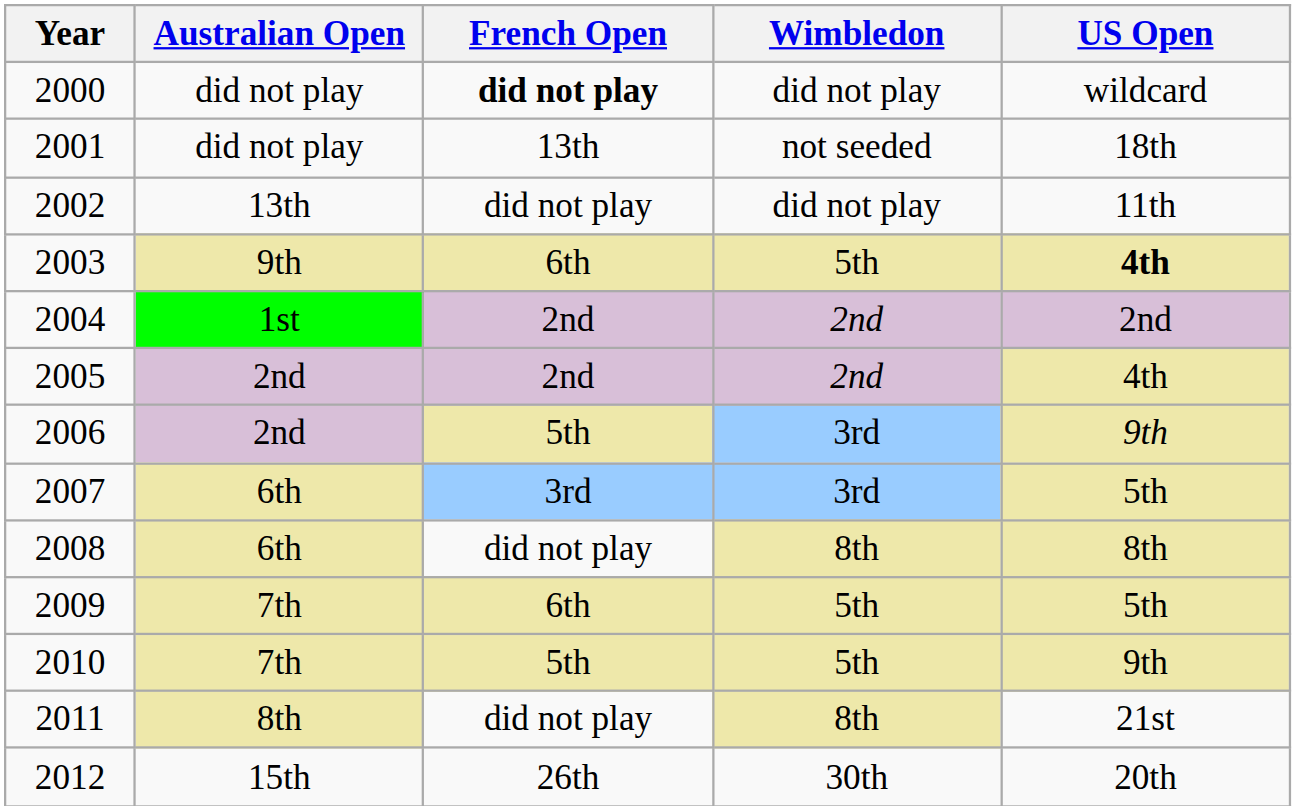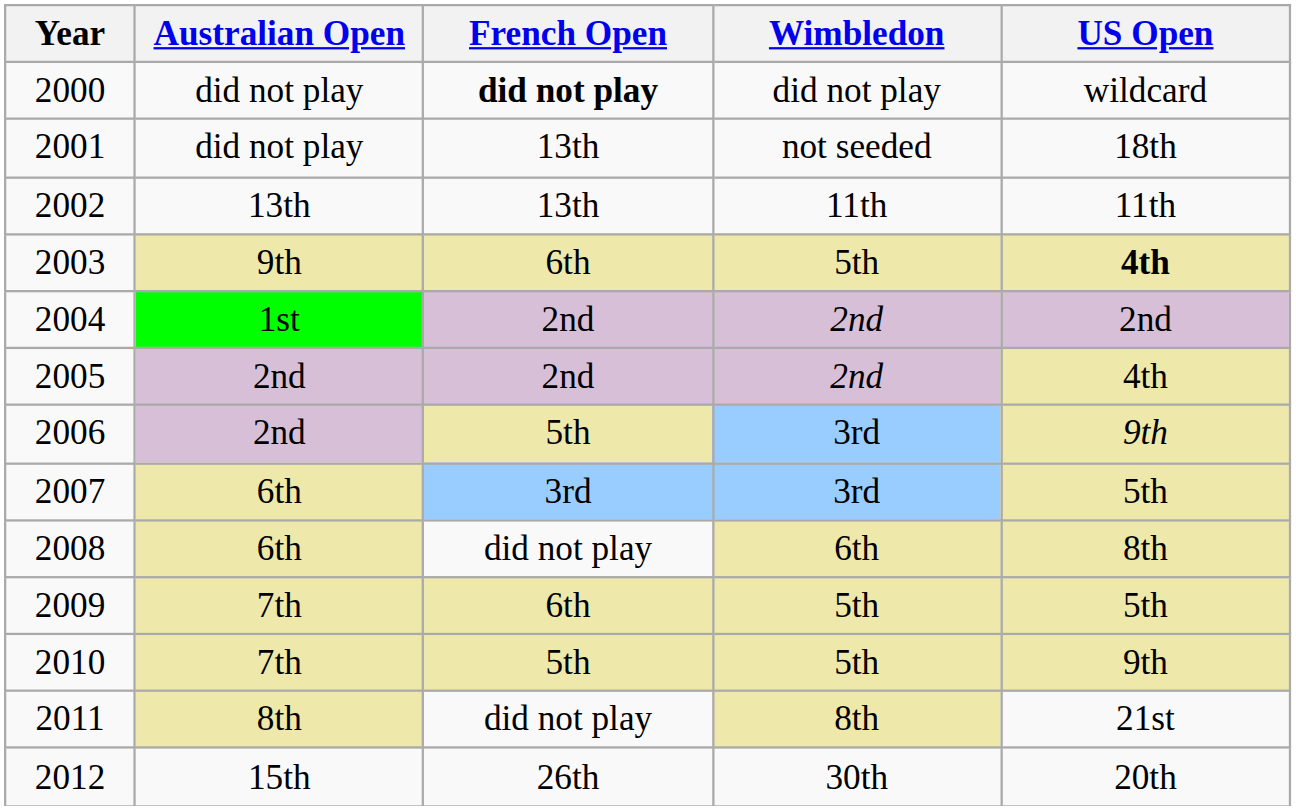(568, 204) did not play -> (568, 204) 13th
(857, 204) did not play -> (857, 204) 11th
(857, 547) 8th -> (857, 547) 6th
